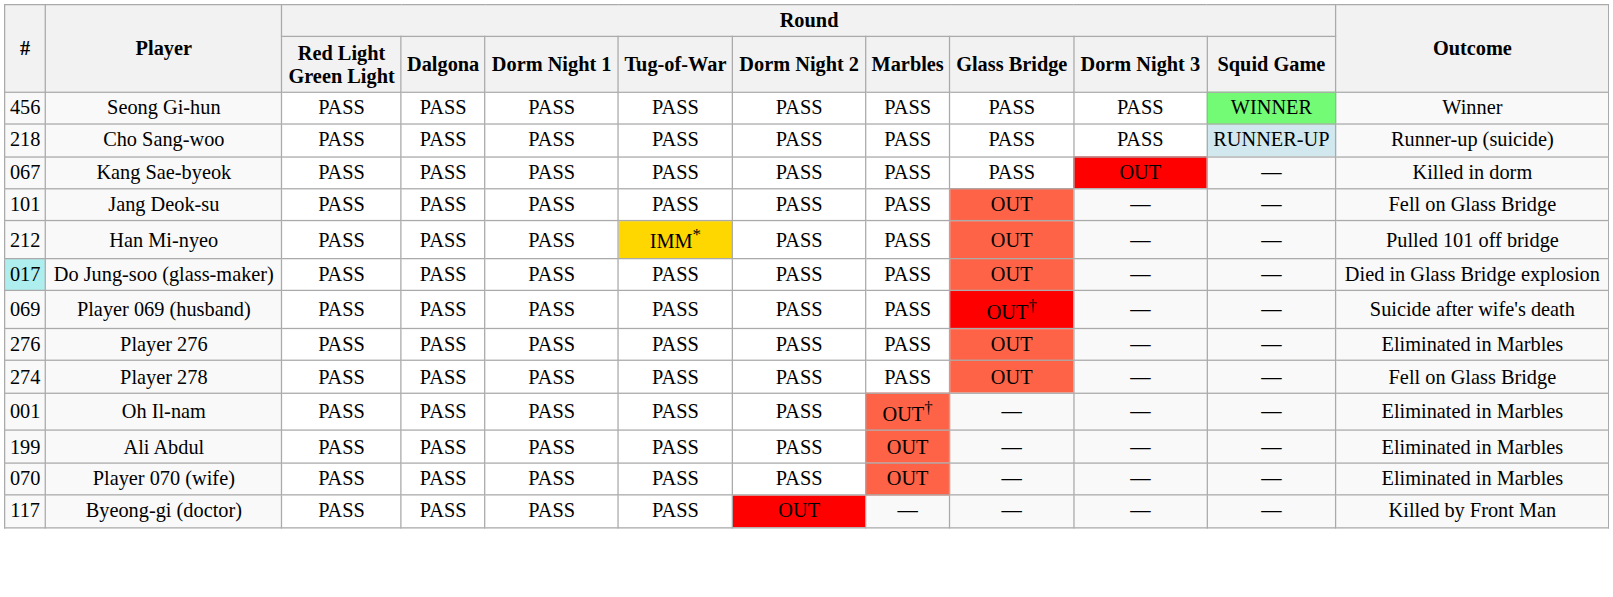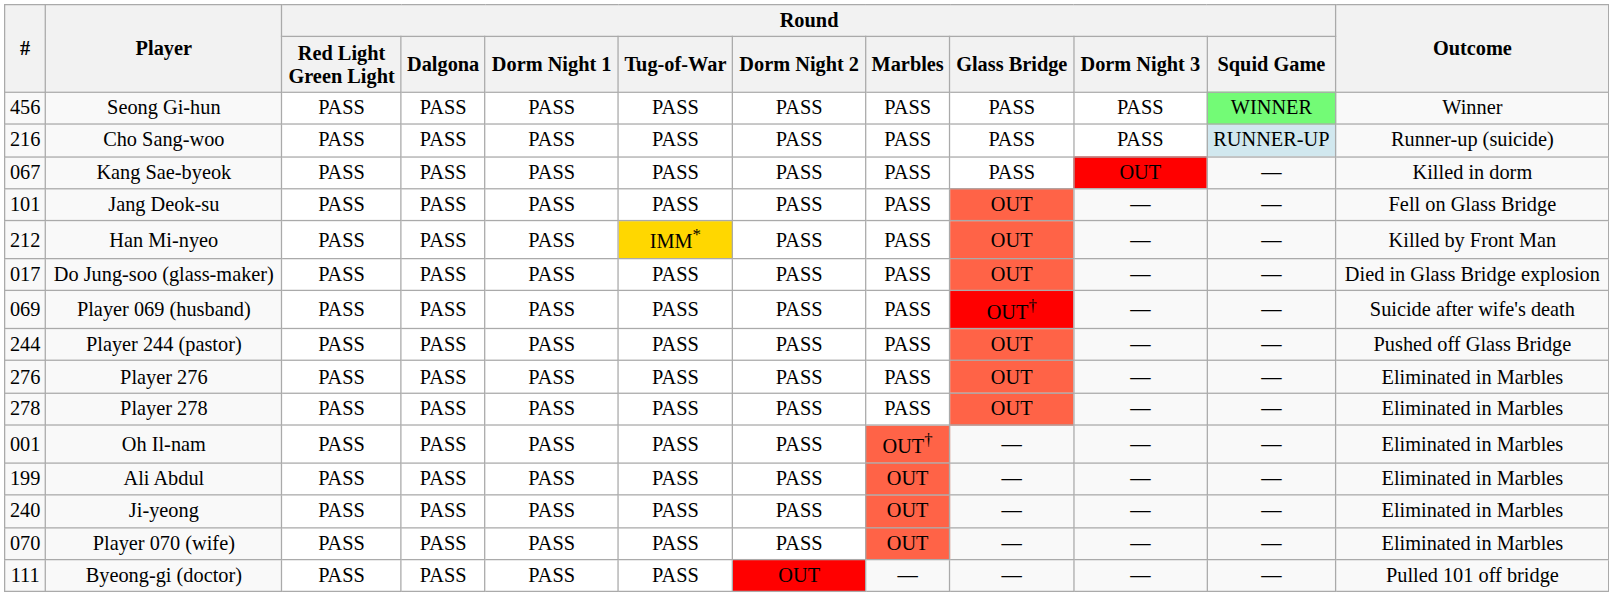(25, 140) 218 -> (25, 140) 216
(1472, 239) Pulled 101 off bridge -> (1472, 239) Killed by Front Man
(25, 274) paleturquoise background -> (25, 274) no background
+ row: (164, 344)
(25, 376) 274 -> (25, 408) 278
(1472, 376) Fell on Glass Bridge -> (1472, 408) Eliminated in Marbles
+ row: (164, 511)
(25, 511) 117 -> (25, 575) 111
(1472, 511) Killed by Front Man -> (1472, 575) Pulled 101 off bridge
